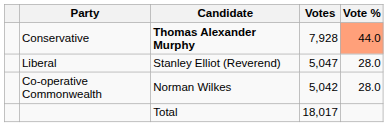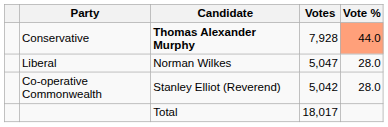(217, 63) Stanley Elliot (Reverend) -> (192, 63) Norman Wilkes
(192, 87) Norman Wilkes -> (217, 87) Stanley Elliot (Reverend)
